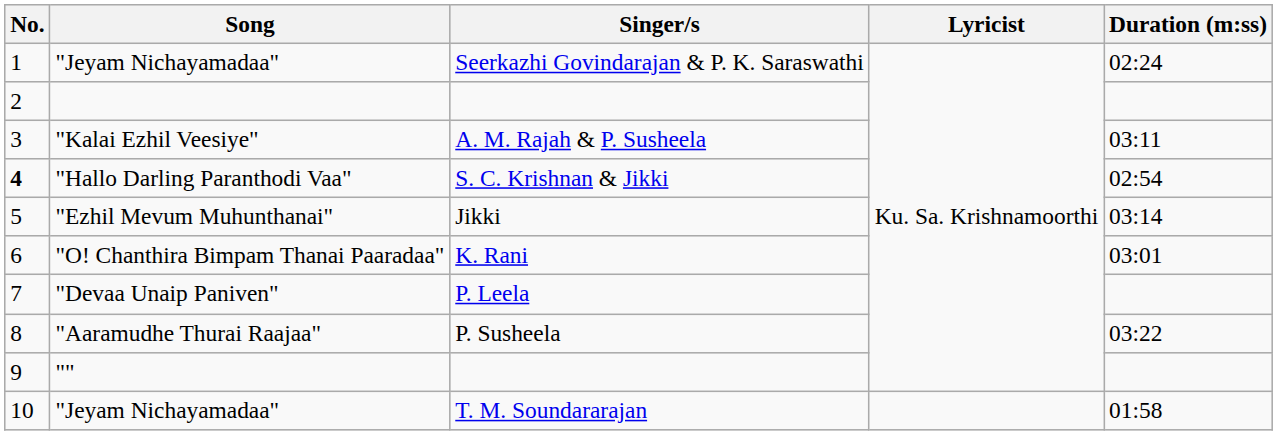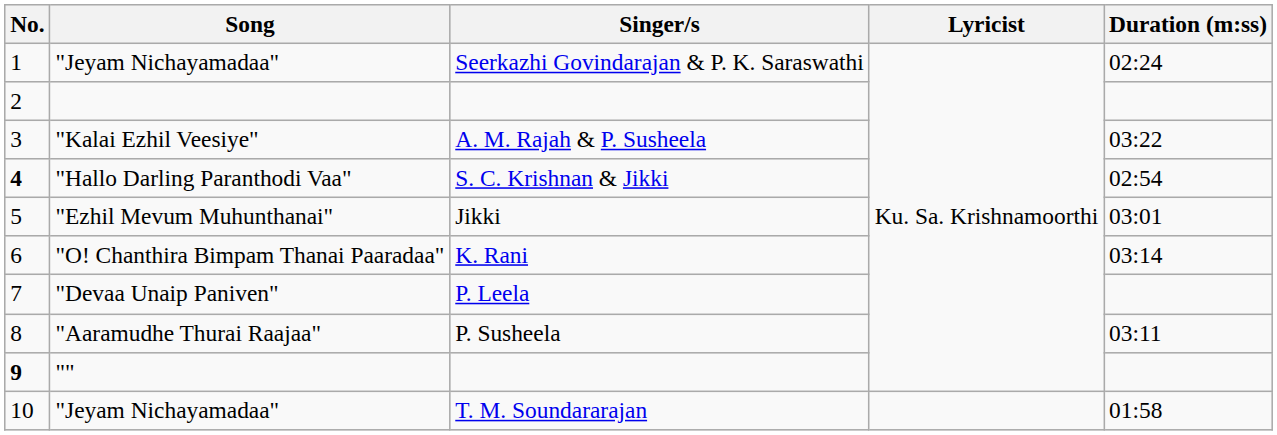(1135, 139) 03:11 -> (1136, 139) 03:22
(1136, 216) 03:14 -> (1136, 216) 03:01
(1136, 255) 03:01 -> (1136, 255) 03:14
(1136, 332) 03:22 -> (1135, 332) 03:11
(16, 371) normal -> (16, 371) bold
